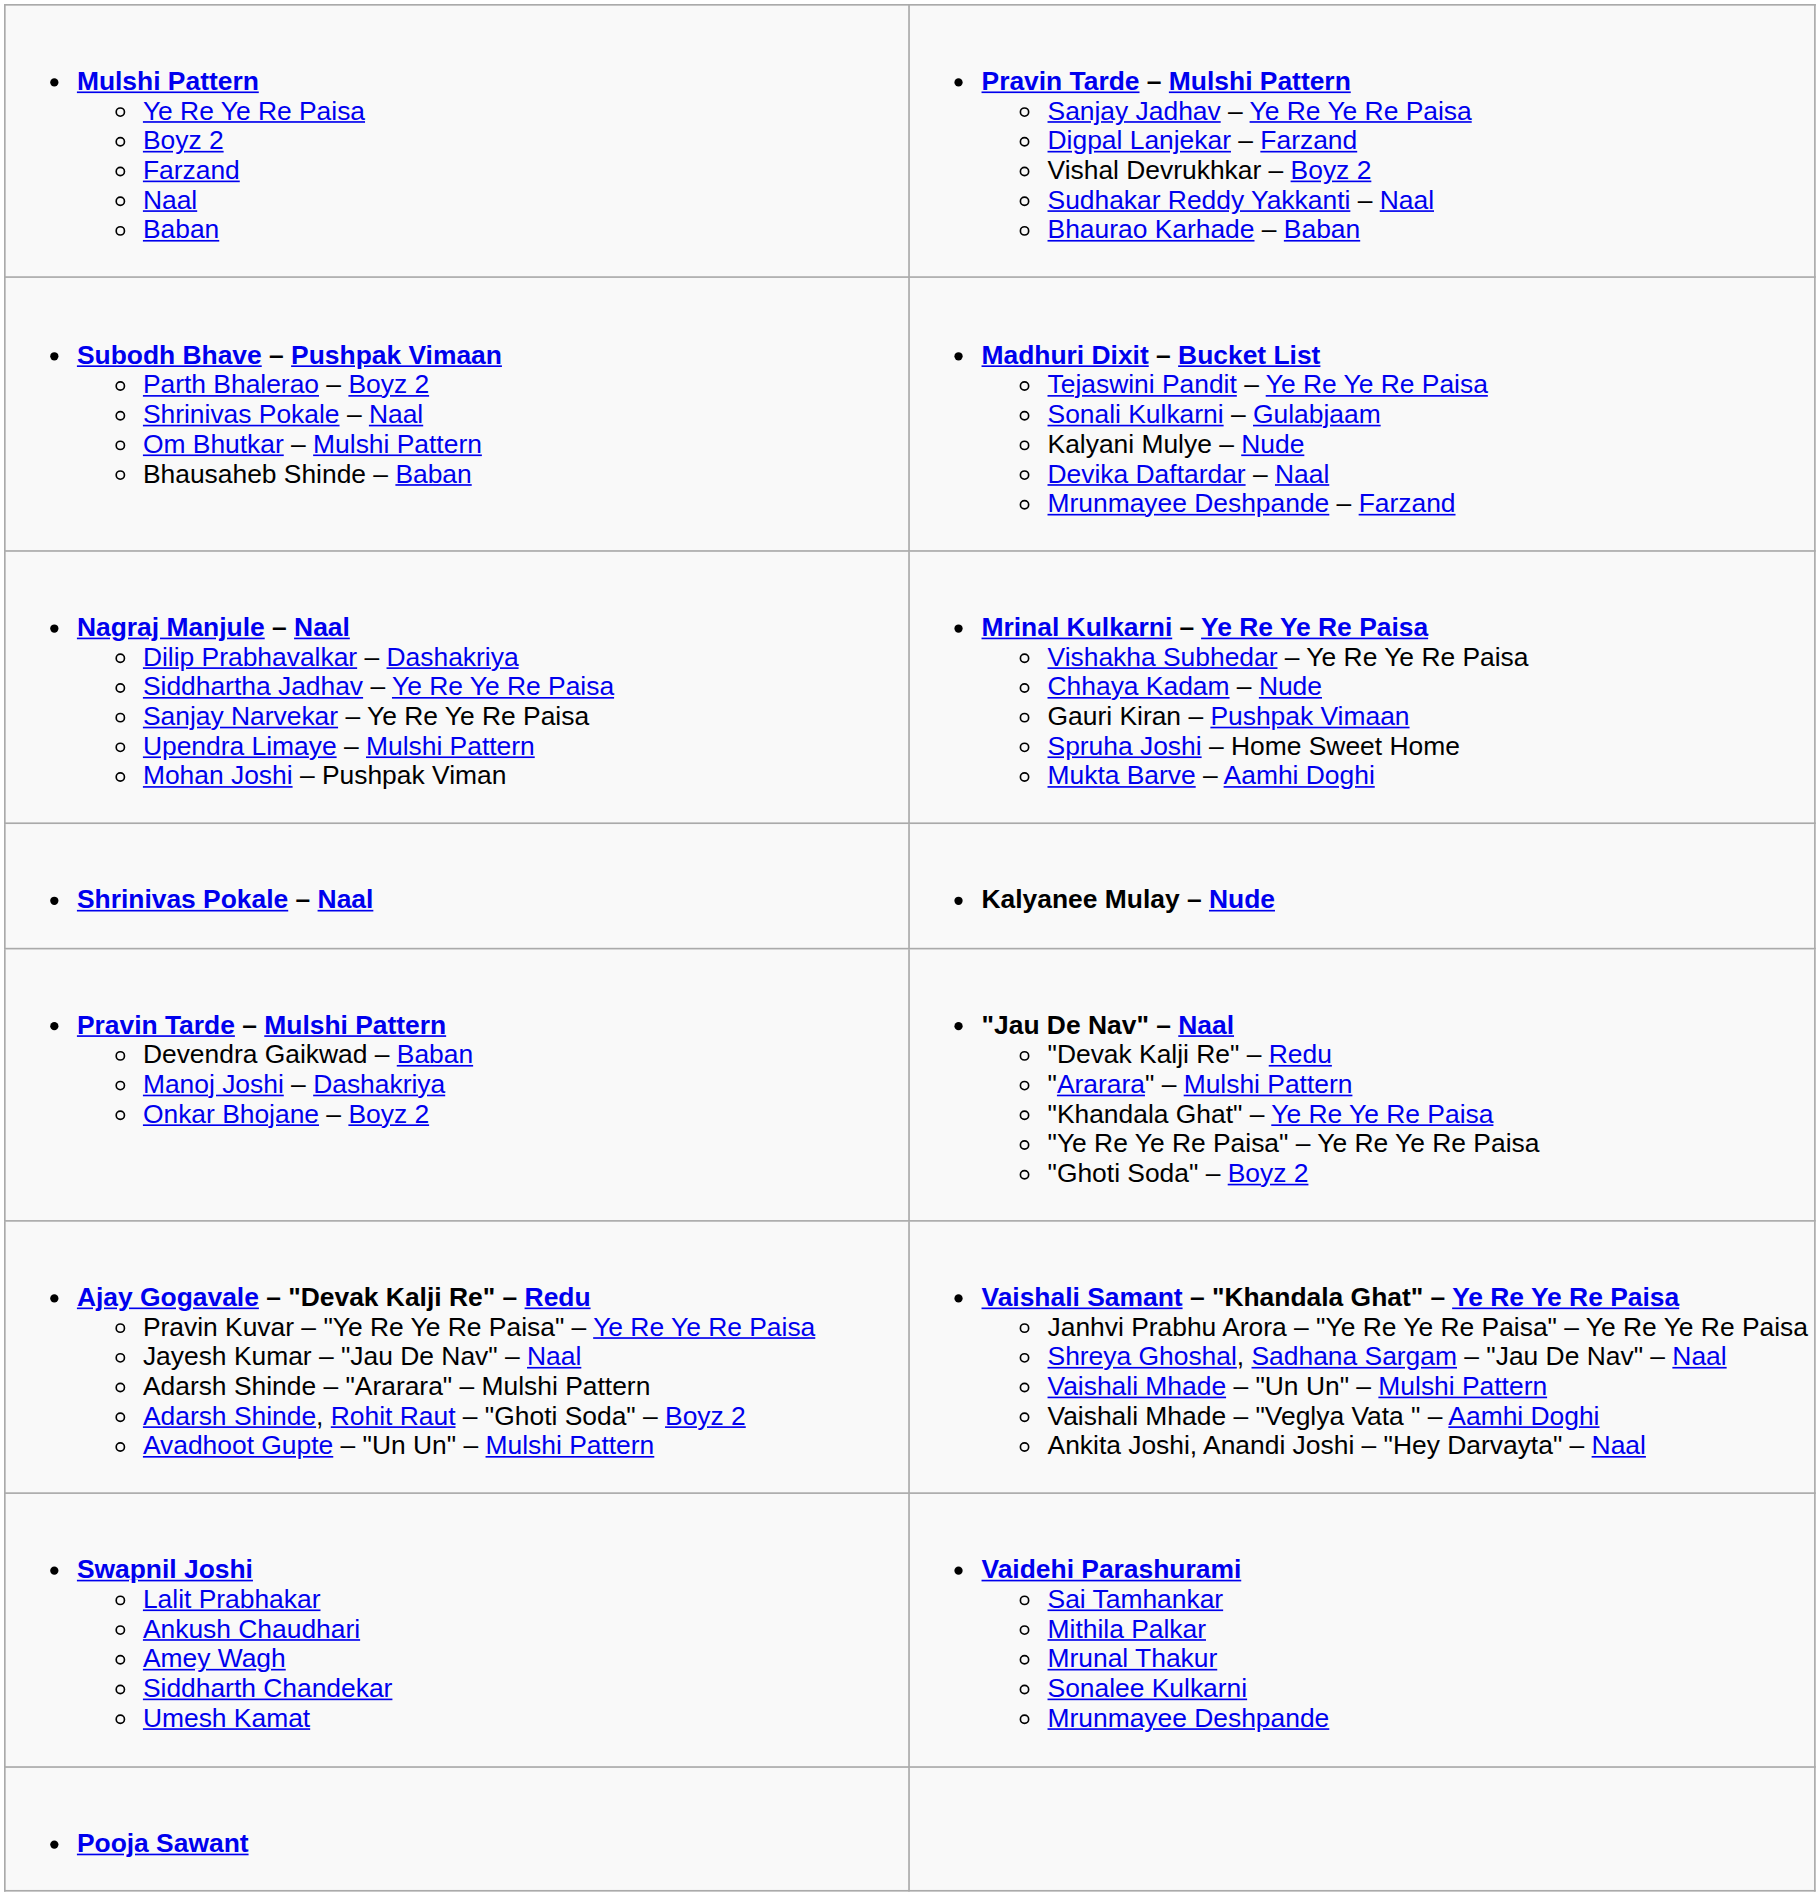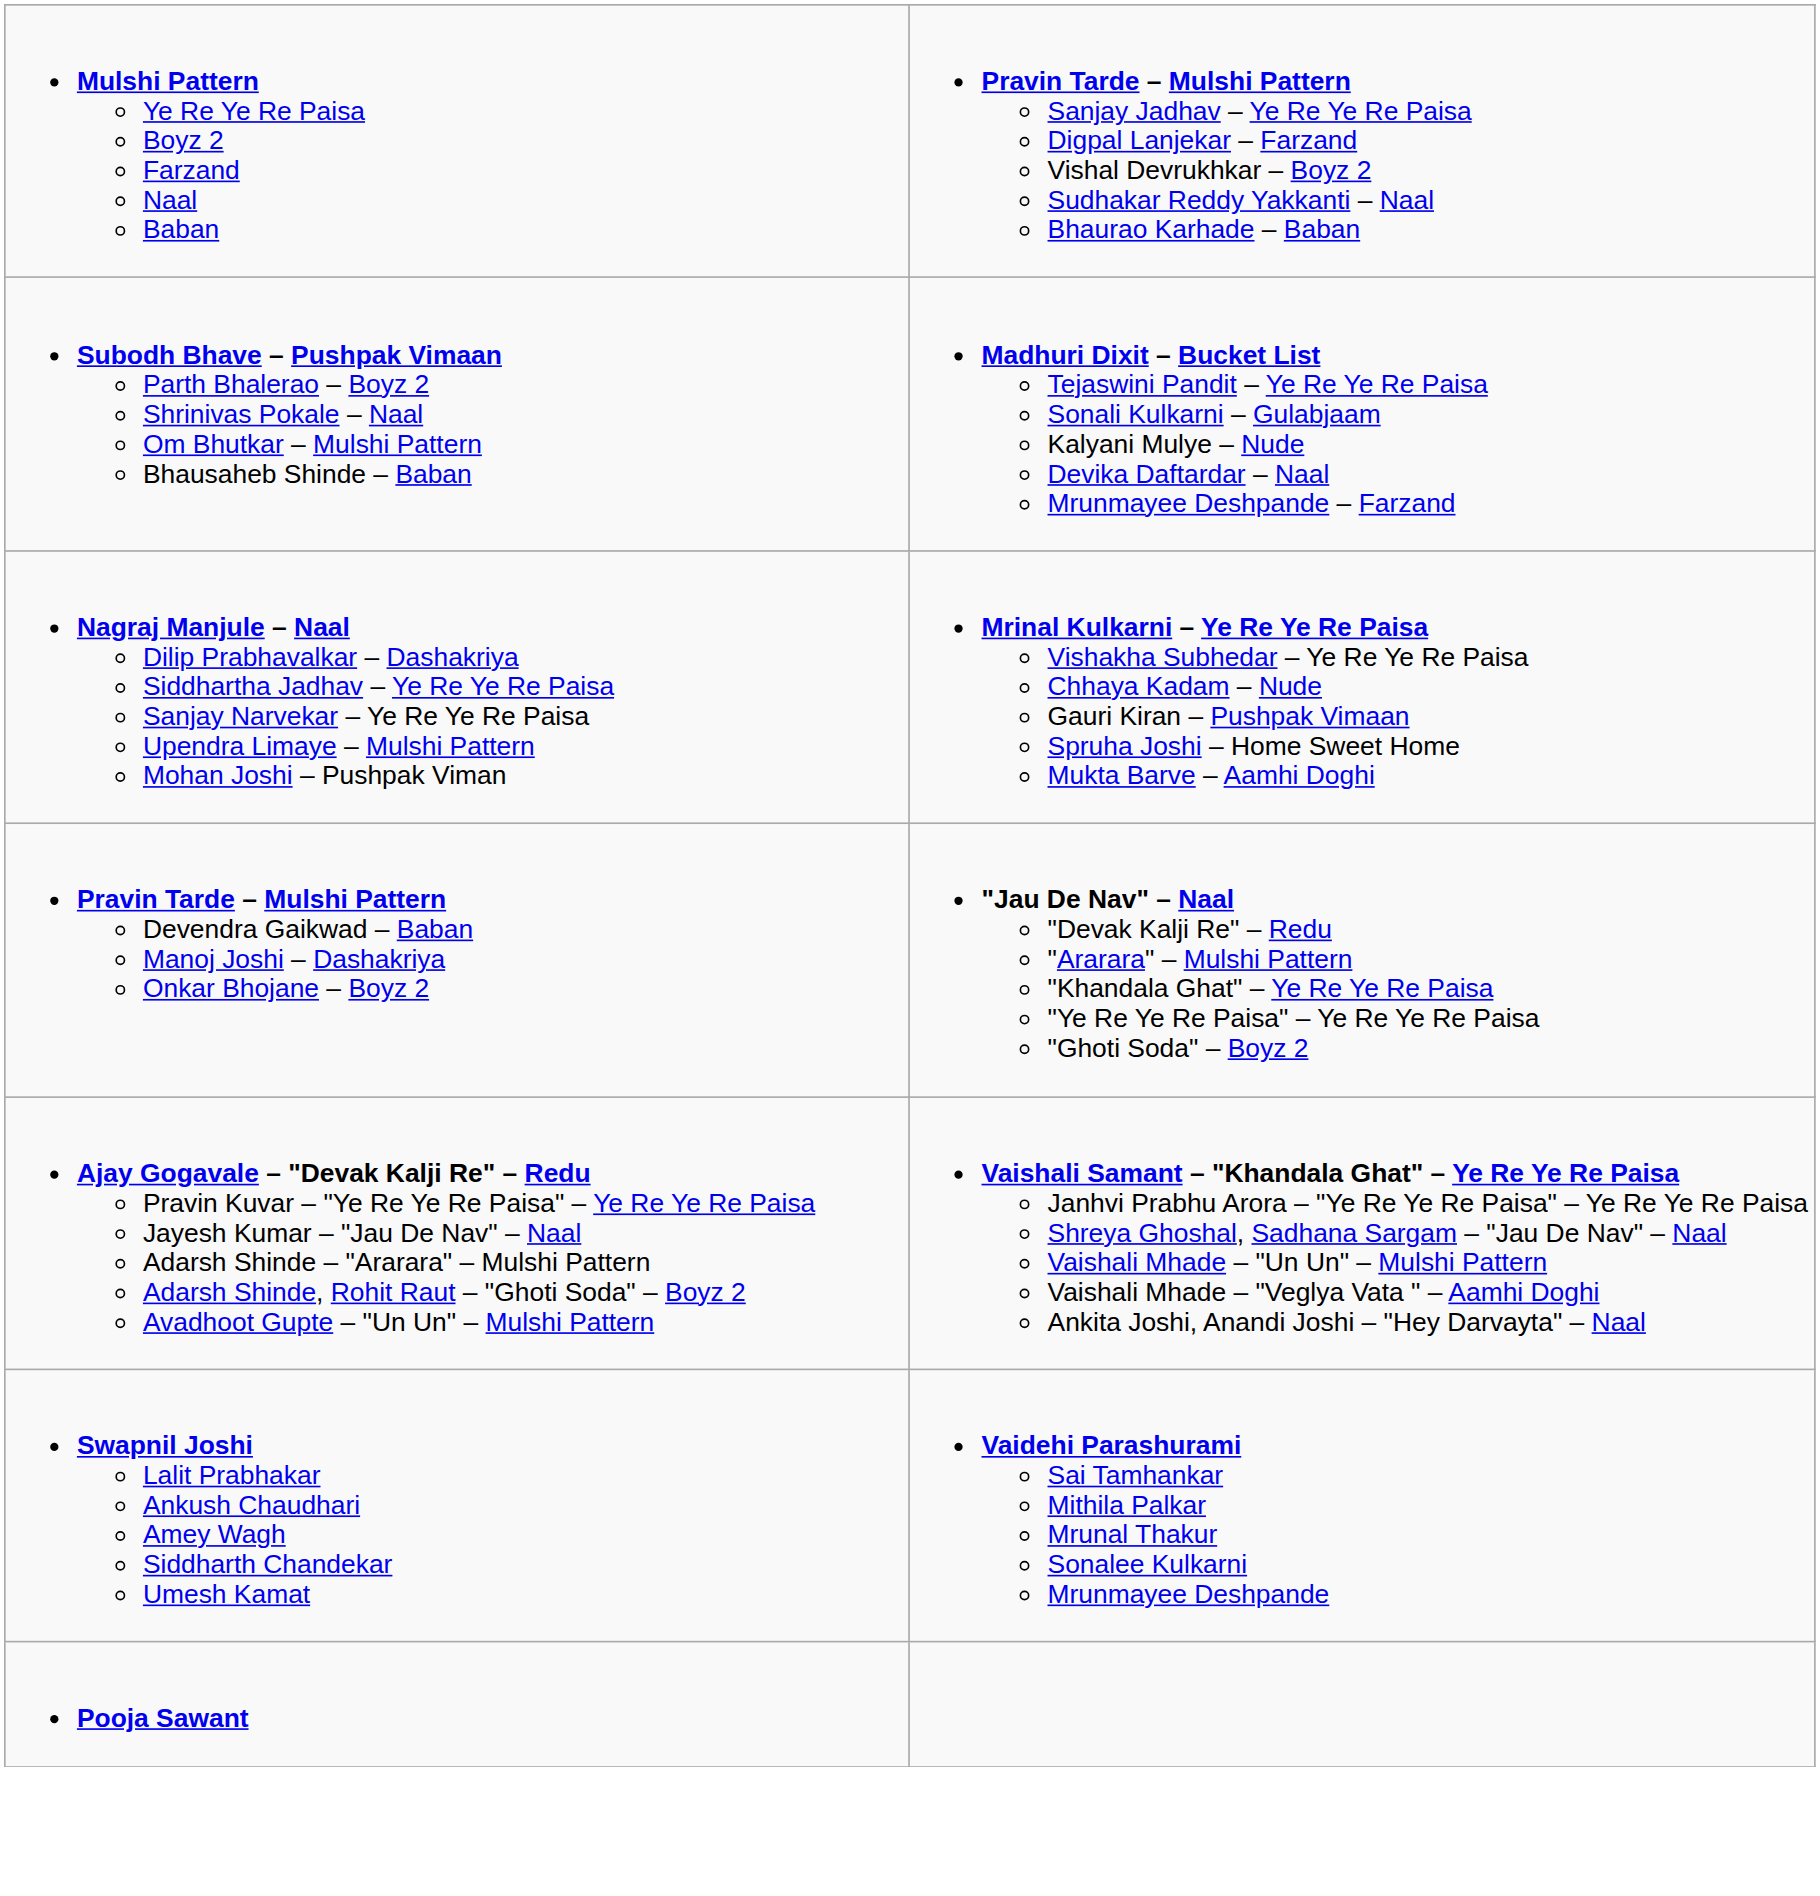- row: (457, 900)
